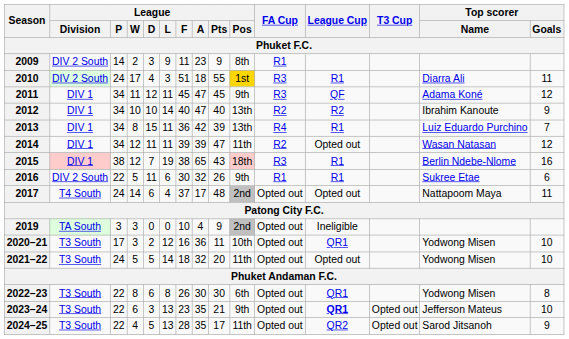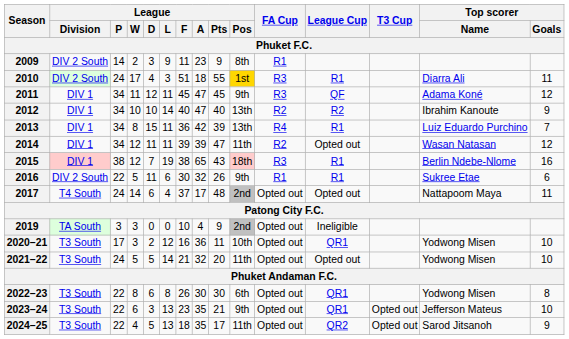(184, 260) 18 -> (184, 260) 21
(337, 309) bold -> (337, 309) normal
(184, 326) 28 -> (184, 326) 18
